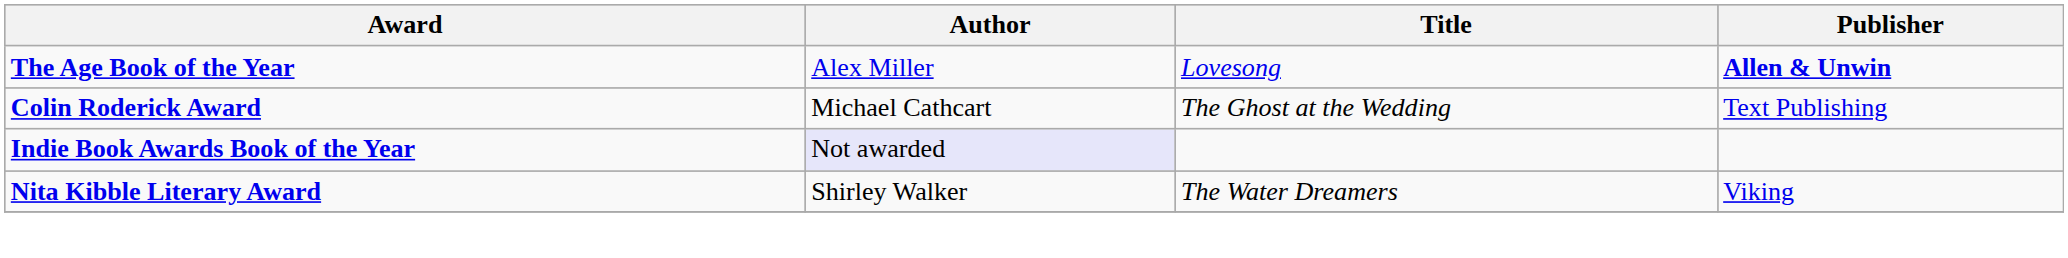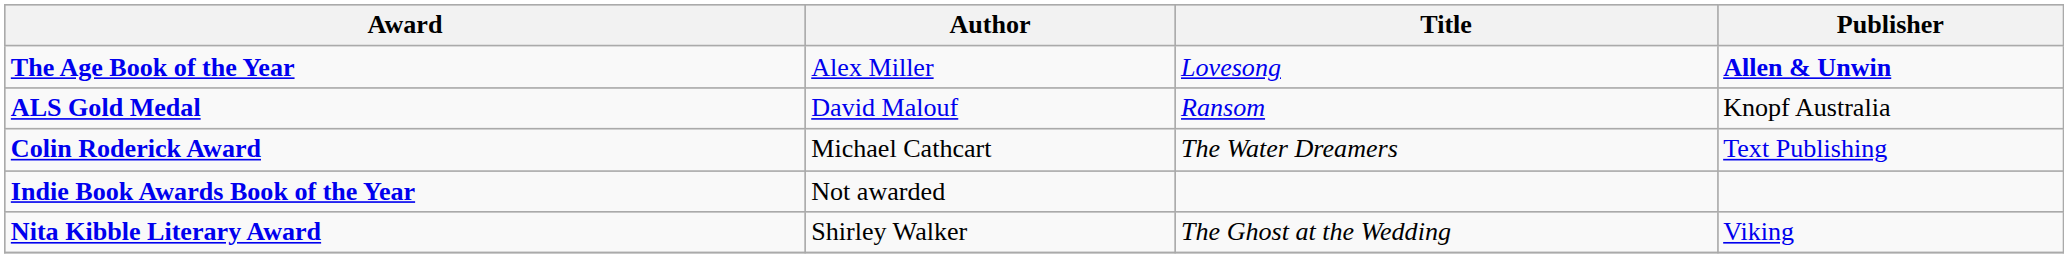+ row: (106, 107)
(1316, 107) The Ghost at the Wedding -> (1289, 149) The Water Dreamers
(878, 149) lavender background -> (878, 190) no background
(1289, 190) The Water Dreamers -> (1316, 231) The Ghost at the Wedding
